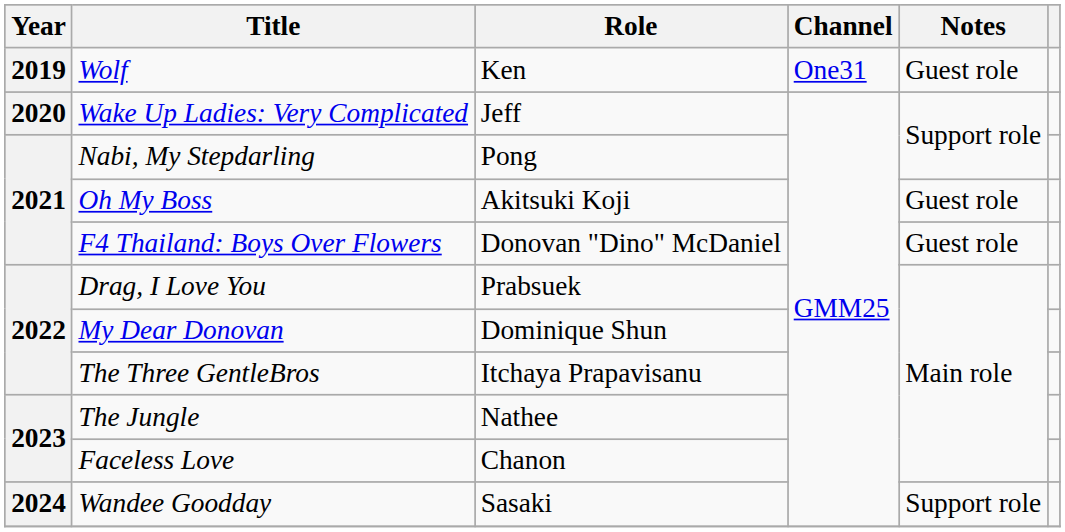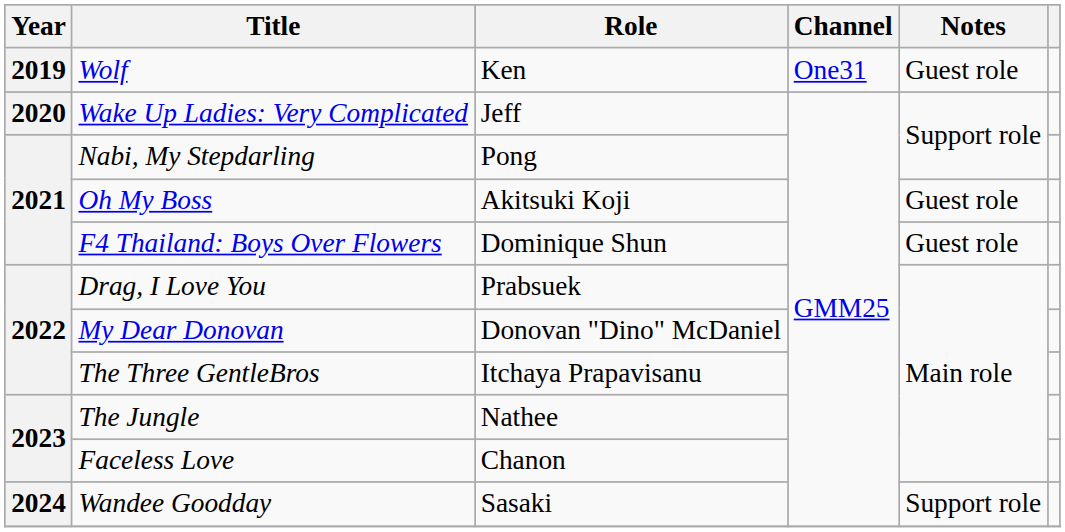(631, 243) Donovan "Dino" McDaniel -> (574, 243) Dominique Shun
(574, 329) Dominique Shun -> (631, 329) Donovan "Dino" McDaniel
